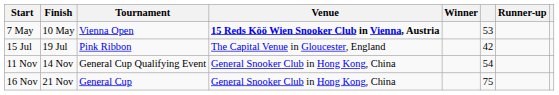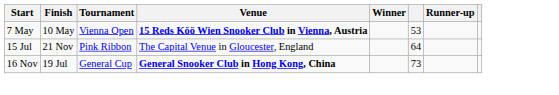(55, 47) 19 Jul -> (58, 47) 21 Nov
(488, 47) 42 -> (416, 47) 64
- row: (22, 64)
(58, 81) 21 Nov -> (55, 64) 19 Jul
(303, 81) normal -> (237, 64) bold
(488, 81) 75 -> (416, 64) 73
